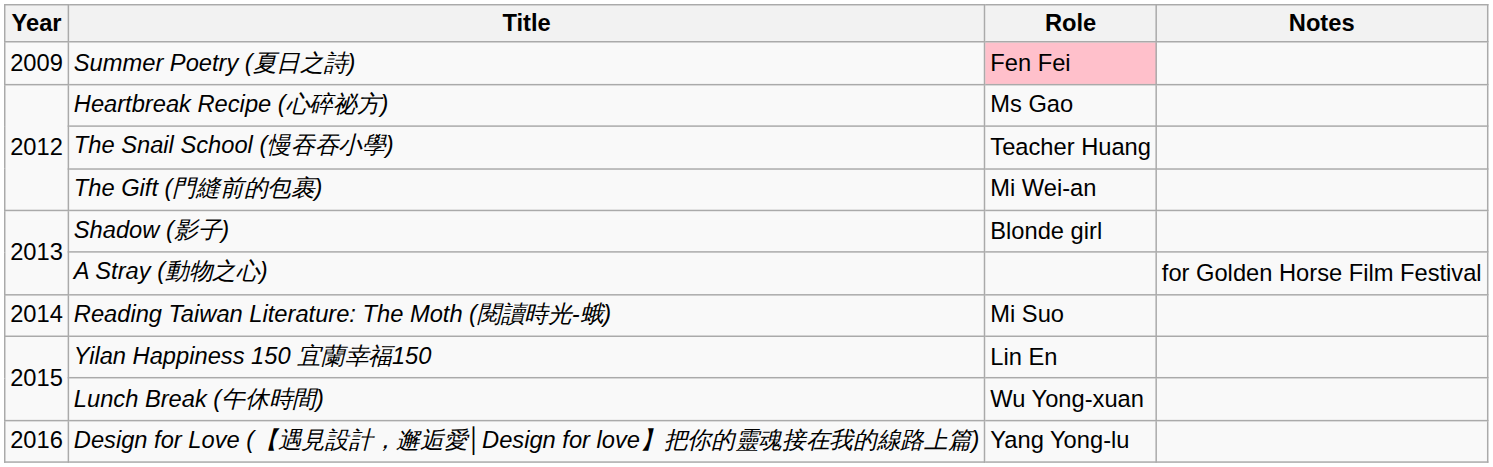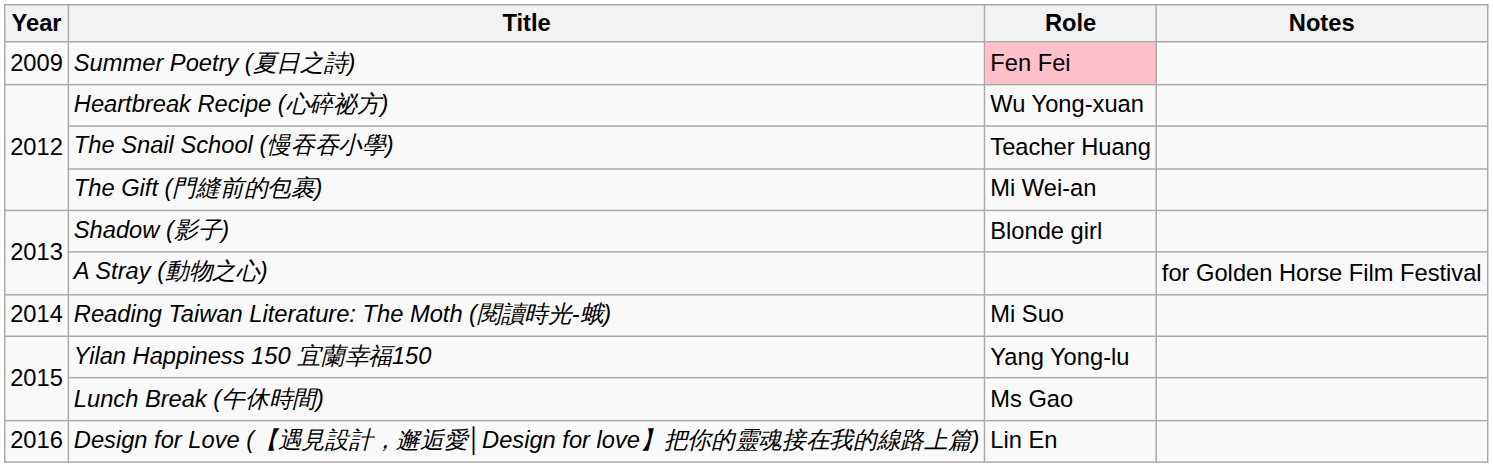(1032, 105) Ms Gao -> (1067, 105) Wu Yong-xuan
(1024, 357) Lin En -> (1060, 357) Yang Yong-lu
(1067, 399) Wu Yong-xuan -> (1032, 399) Ms Gao
(1060, 441) Yang Yong-lu -> (1024, 441) Lin En
